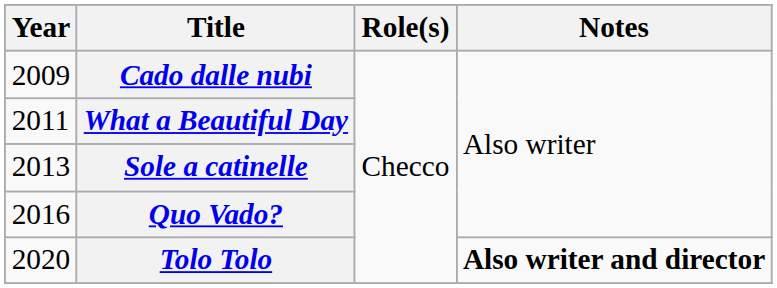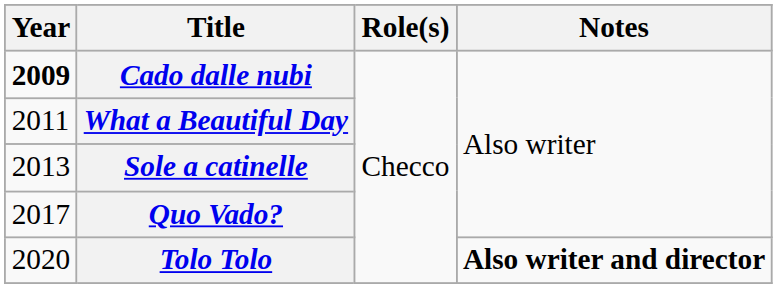(41, 74) normal -> (41, 74) bold
(41, 213) 2016 -> (41, 213) 2017
